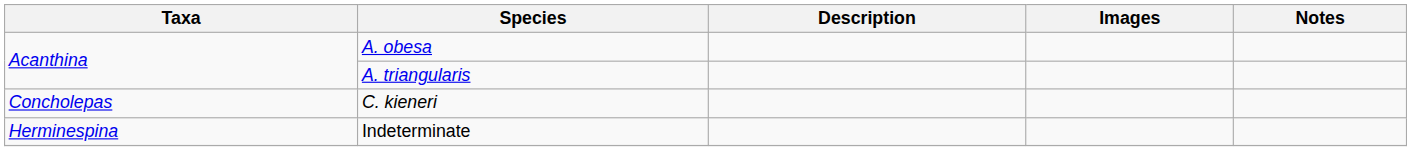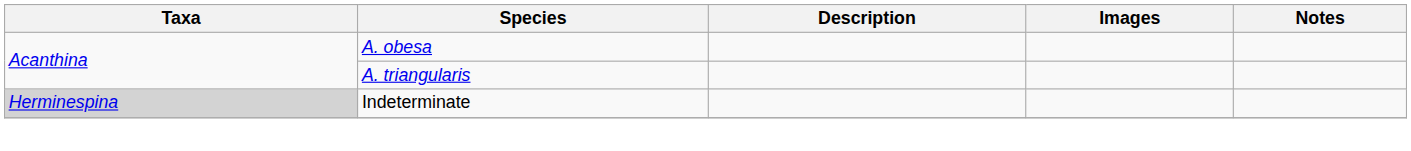- row: (399, 103)
(63, 131) no background -> (63, 103) lightgrey background
